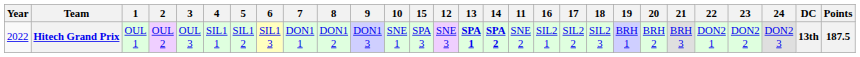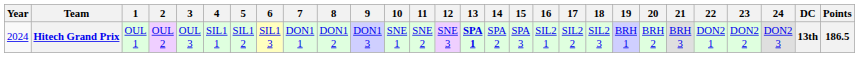columns swapped: (521, 12) <-> (422, 12)
(18, 37) 2022 -> (18, 37) 2024
(496, 37) bold -> (497, 37) normal
(838, 37) 187.5 -> (837, 37) 186.5
